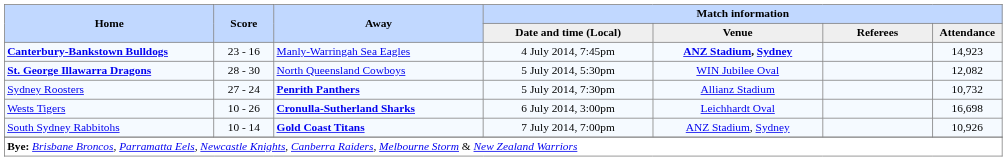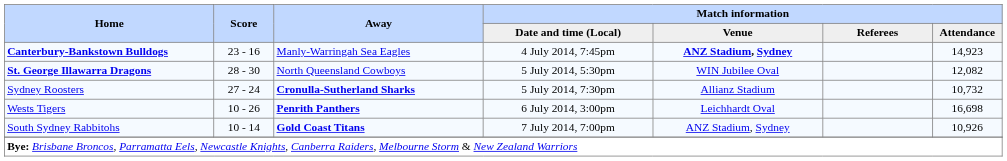(318, 89) Penrith Panthers -> (346, 89) Cronulla-Sutherland Sharks
(346, 108) Cronulla-Sutherland Sharks -> (318, 108) Penrith Panthers
